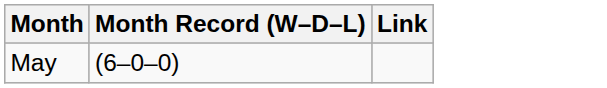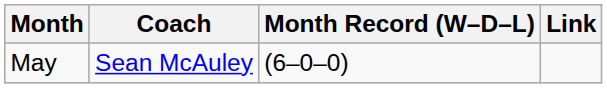+ column: (174, 23)
